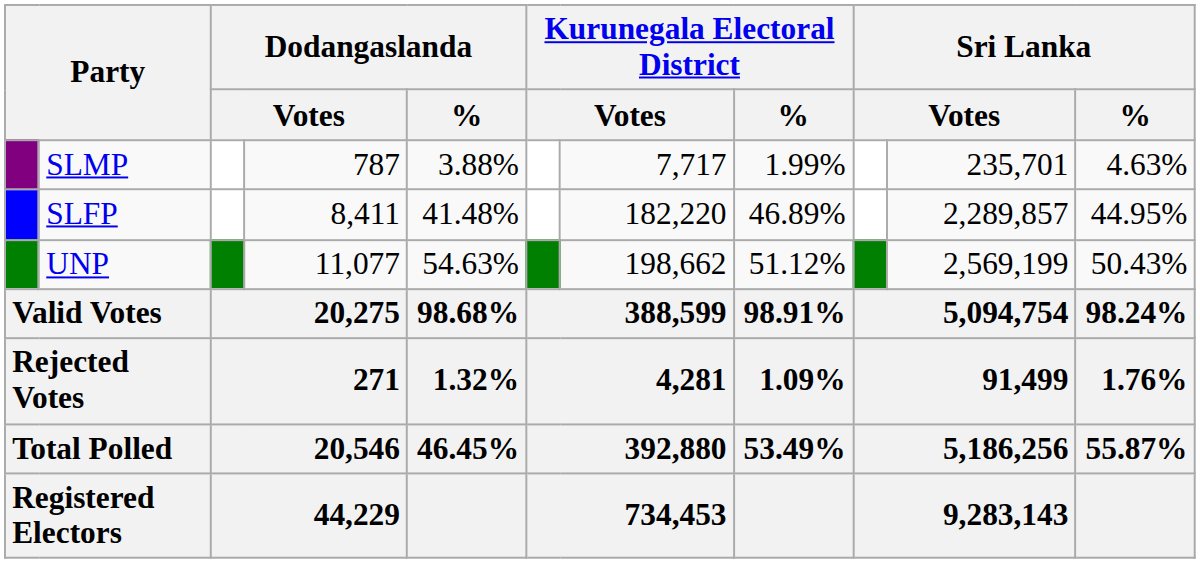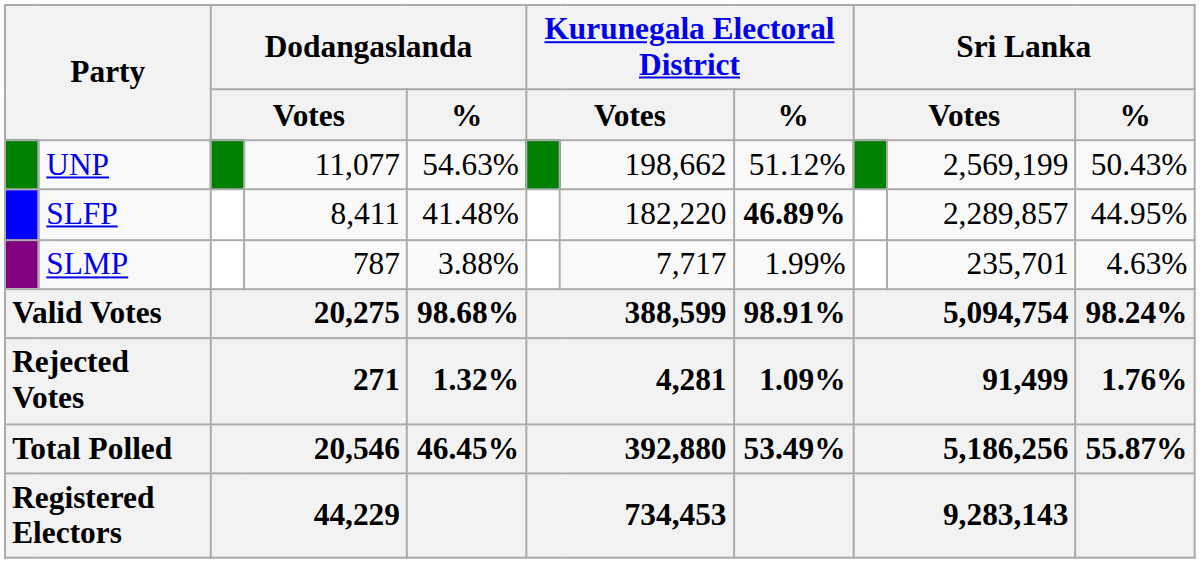rows swapped: (78, 263) <-> (87, 164)
(797, 213) normal -> (795, 213) bold
